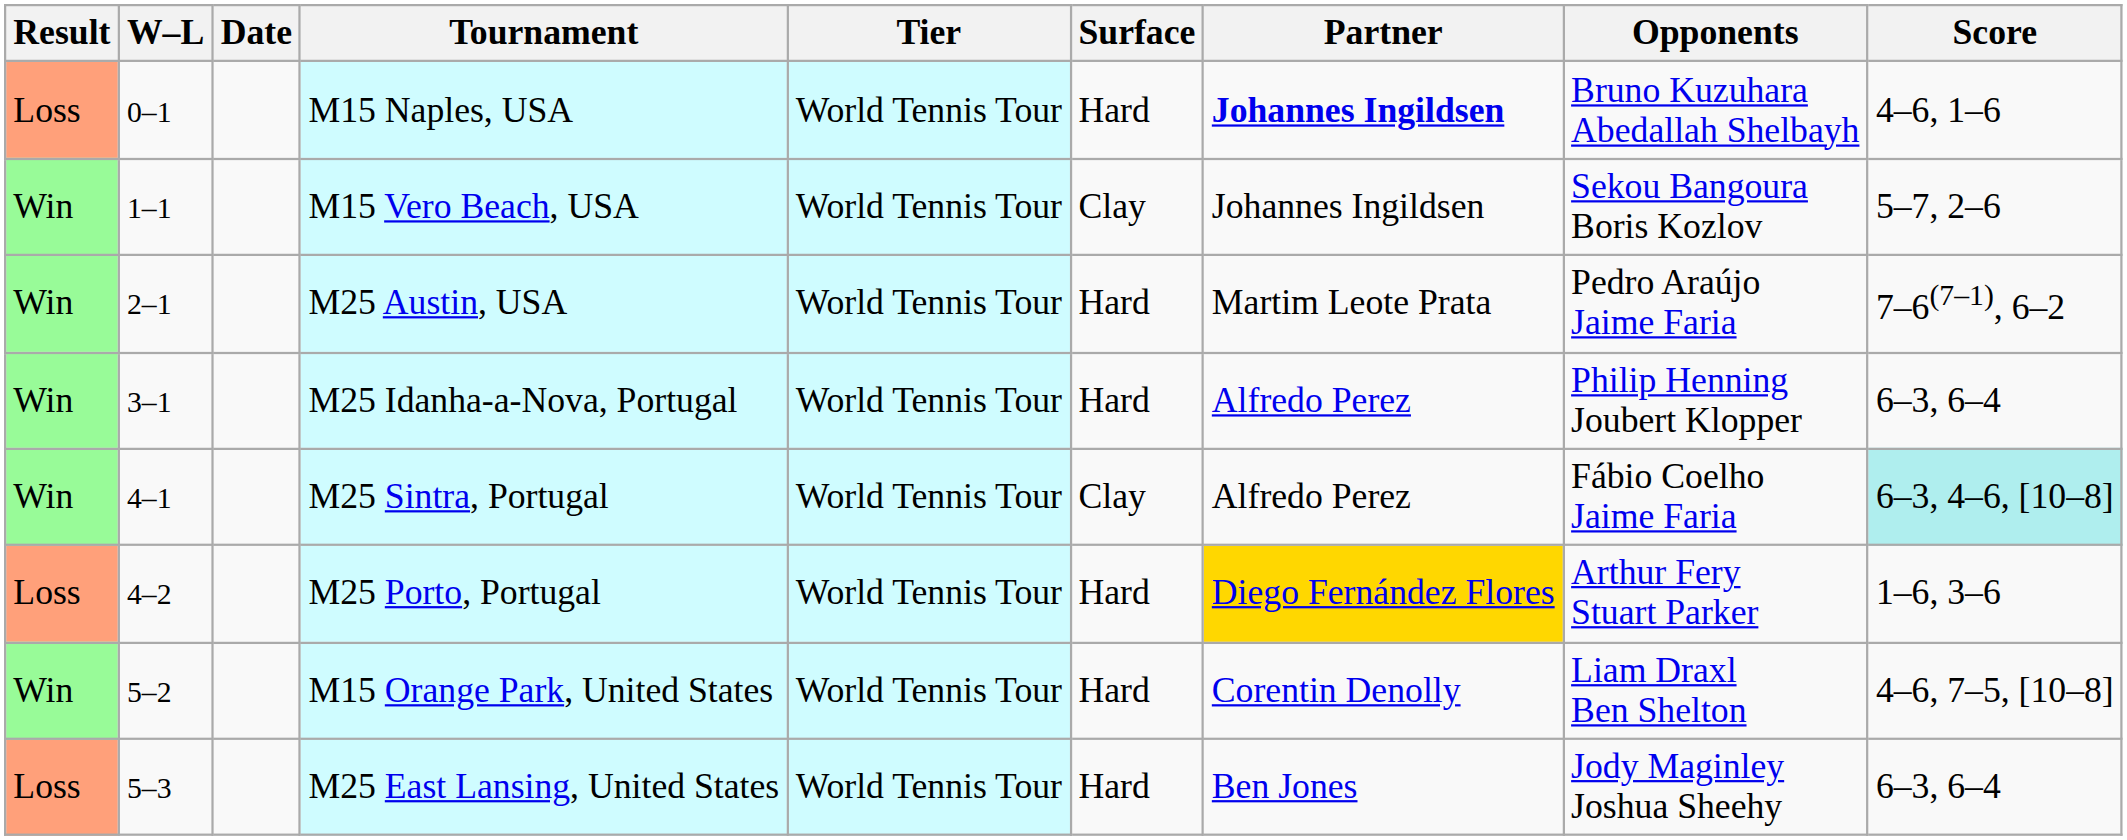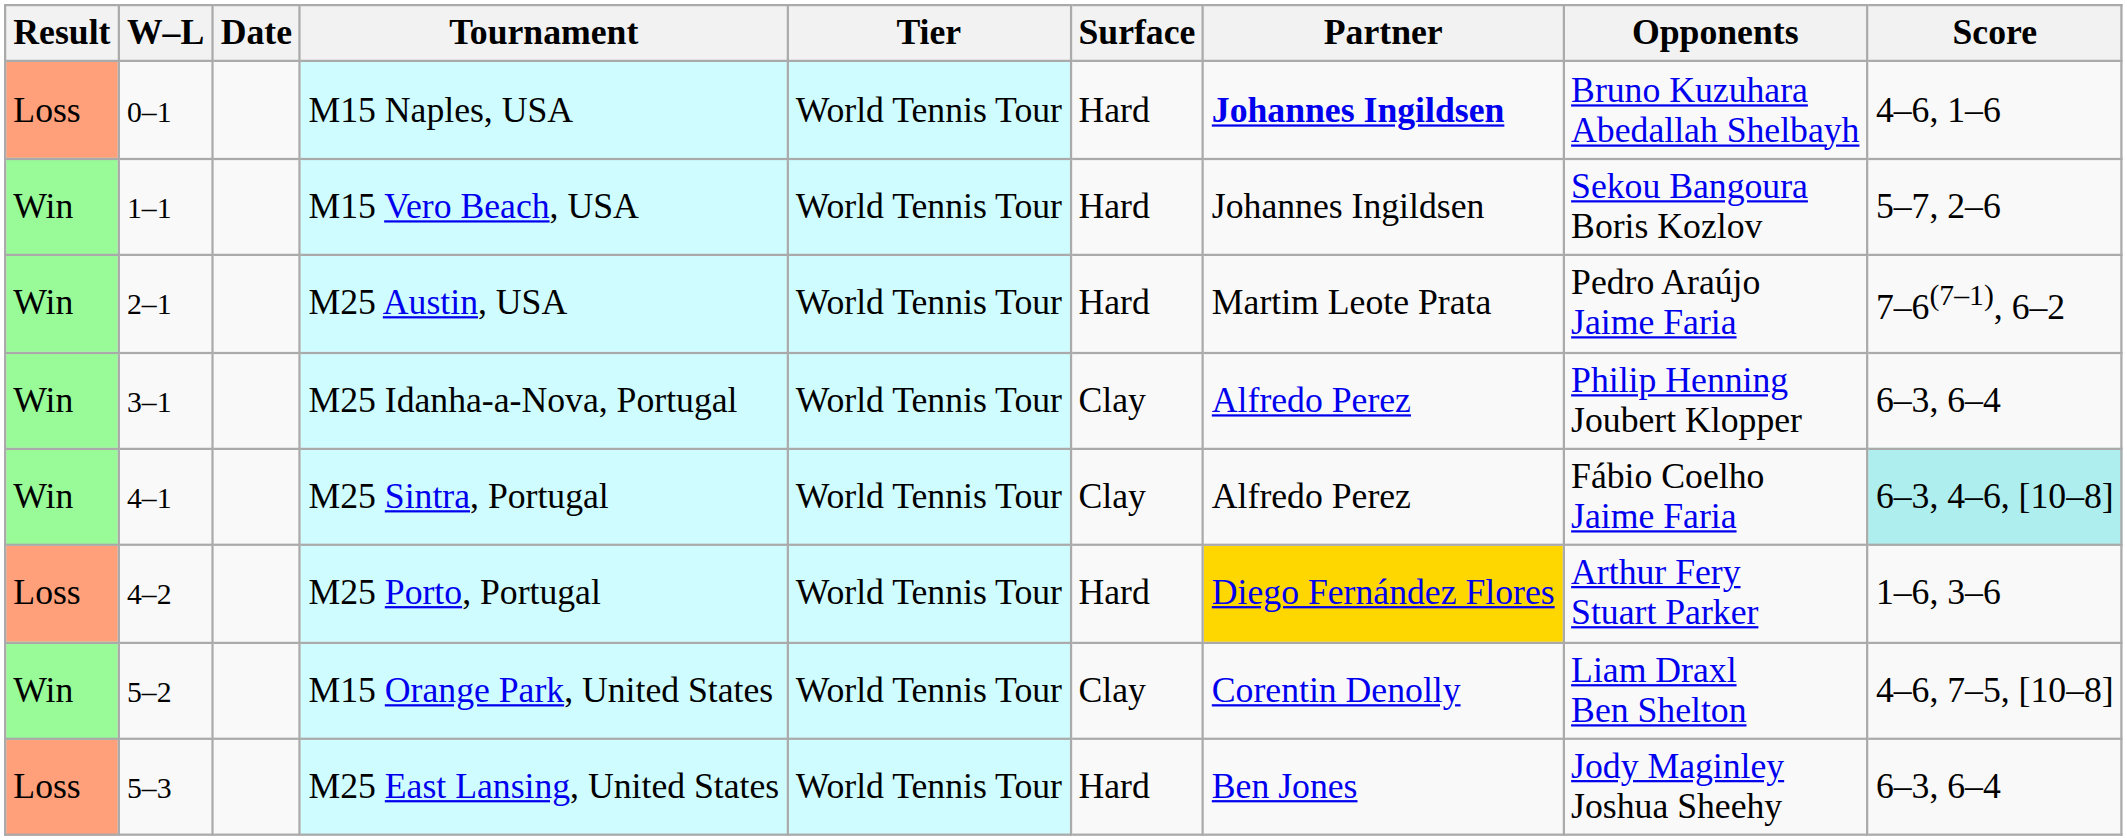(1112, 206) Clay -> (1114, 206) Hard
(1114, 399) Hard -> (1112, 399) Clay
(1114, 689) Hard -> (1112, 689) Clay
